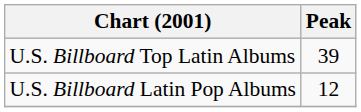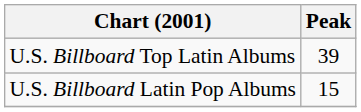(328, 89) 12 -> (328, 89) 15
